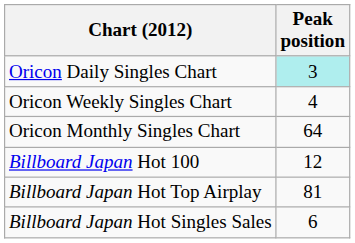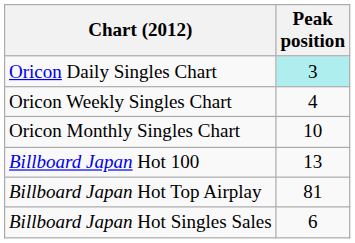(313, 131) 64 -> (313, 131) 10
(313, 161) 12 -> (313, 161) 13
